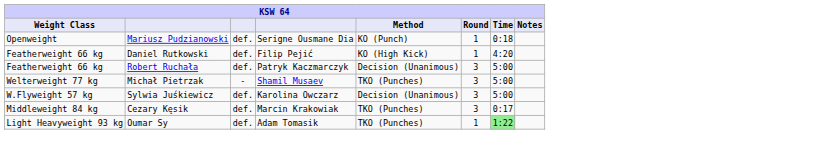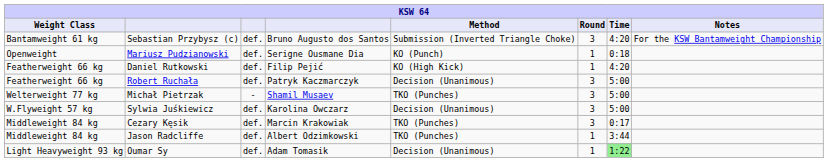+ row: (183, 40)
+ row: (165, 137)
(391, 123) TKO (Punches) -> (444, 151) Decision (Unanimous)
